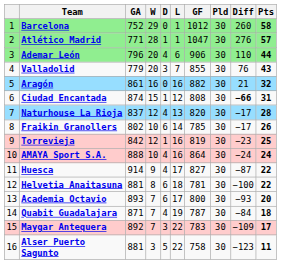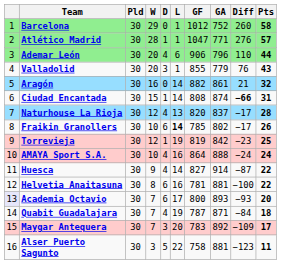columns swapped: (220, 12) <-> (135, 12)
(177, 69) 7 -> (177, 69) 1
(177, 84) 16 -> (177, 84) 14
(177, 98) 12 -> (177, 98) 14
(177, 127) normal -> (177, 127) bold
(177, 141) 16 -> (177, 141) 19
(177, 170) 17 -> (177, 170) 14
(177, 184) 18 -> (177, 184) 16
(12, 199) no background -> (12, 199) lavender background
(177, 228) 22 -> (177, 228) 20
